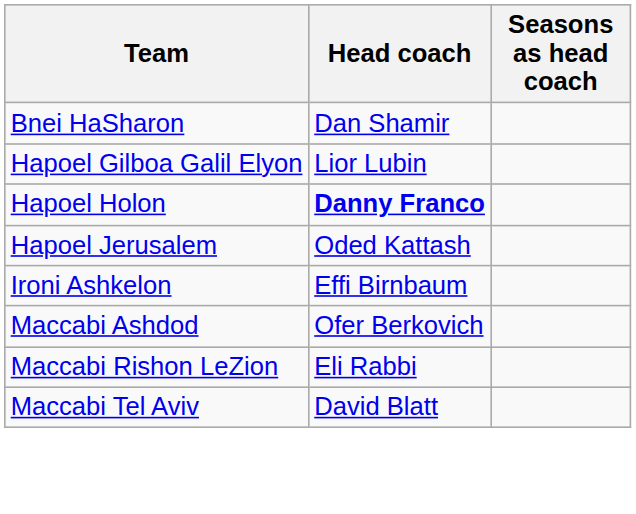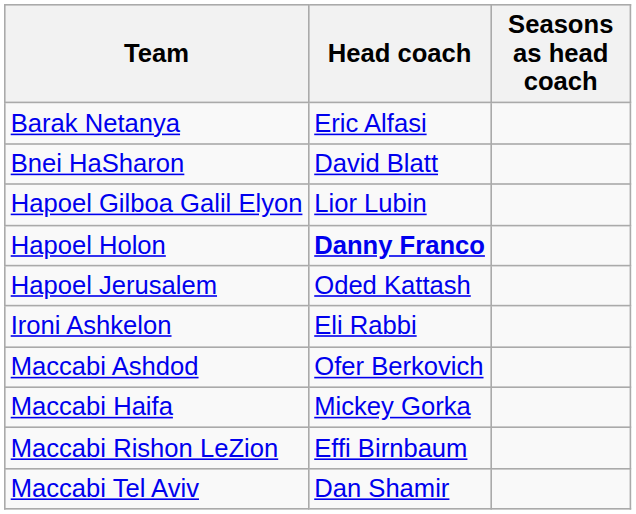+ row: (95, 123)
(382, 123) Dan Shamir -> (376, 163) David Blatt
(391, 285) Effi Birnbaum -> (365, 326) Eli Rabbi
+ row: (92, 407)
(365, 366) Eli Rabbi -> (391, 447) Effi Birnbaum
(376, 407) David Blatt -> (382, 488) Dan Shamir
